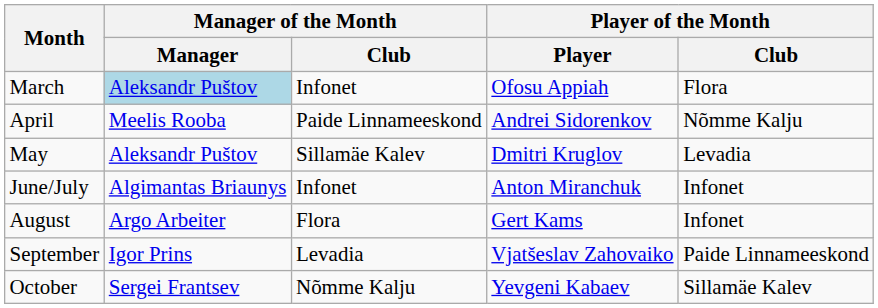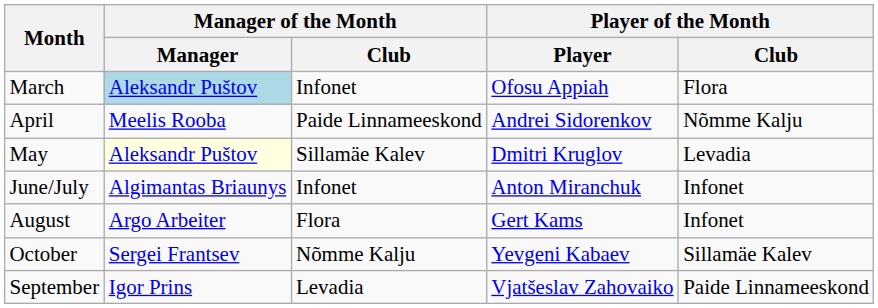(183, 154) no background -> (183, 154) lightyellow background
rows swapped: (54, 253) <-> (43, 287)
